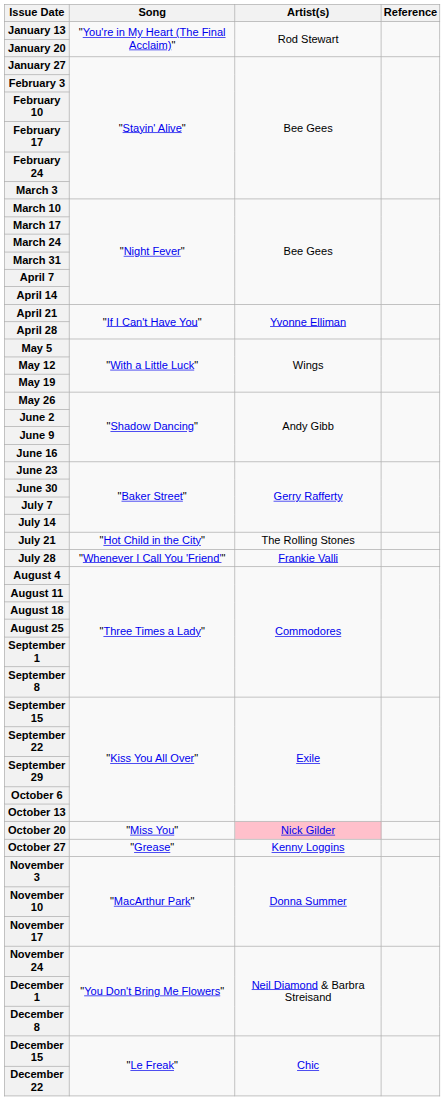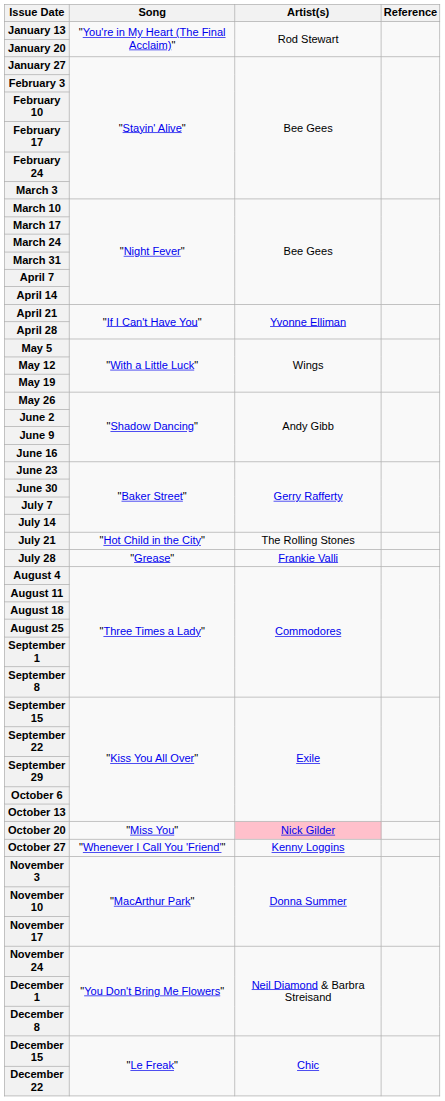(152, 558) "Whenever I Call You 'Friend'" -> (152, 558) "Grease"
(152, 847) "Grease" -> (152, 847) "Whenever I Call You 'Friend'"
